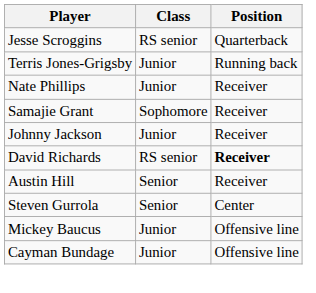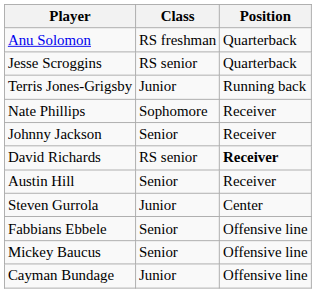+ row: (49, 39)
(158, 87) Junior -> (173, 110) Sophomore
- row: (51, 110)
(158, 134) Junior -> (158, 134) Senior
(158, 205) Senior -> (158, 205) Junior
+ row: (57, 228)
(158, 228) Junior -> (158, 252) Senior
